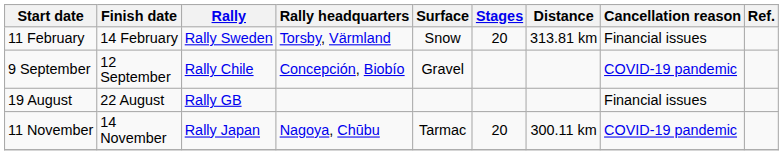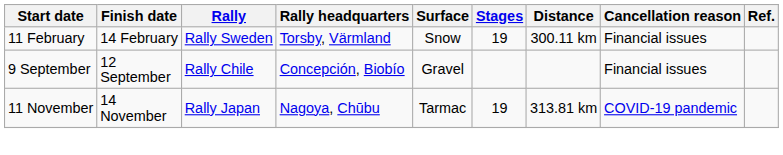(500, 38) 20 -> (500, 38) 19
(564, 38) 313.81 km -> (564, 38) 300.11 km
(671, 69) COVID-19 pandemic -> (655, 69) Financial issues
- row: (40, 100)
(500, 130) 20 -> (500, 108) 19
(564, 130) 300.11 km -> (564, 108) 313.81 km
